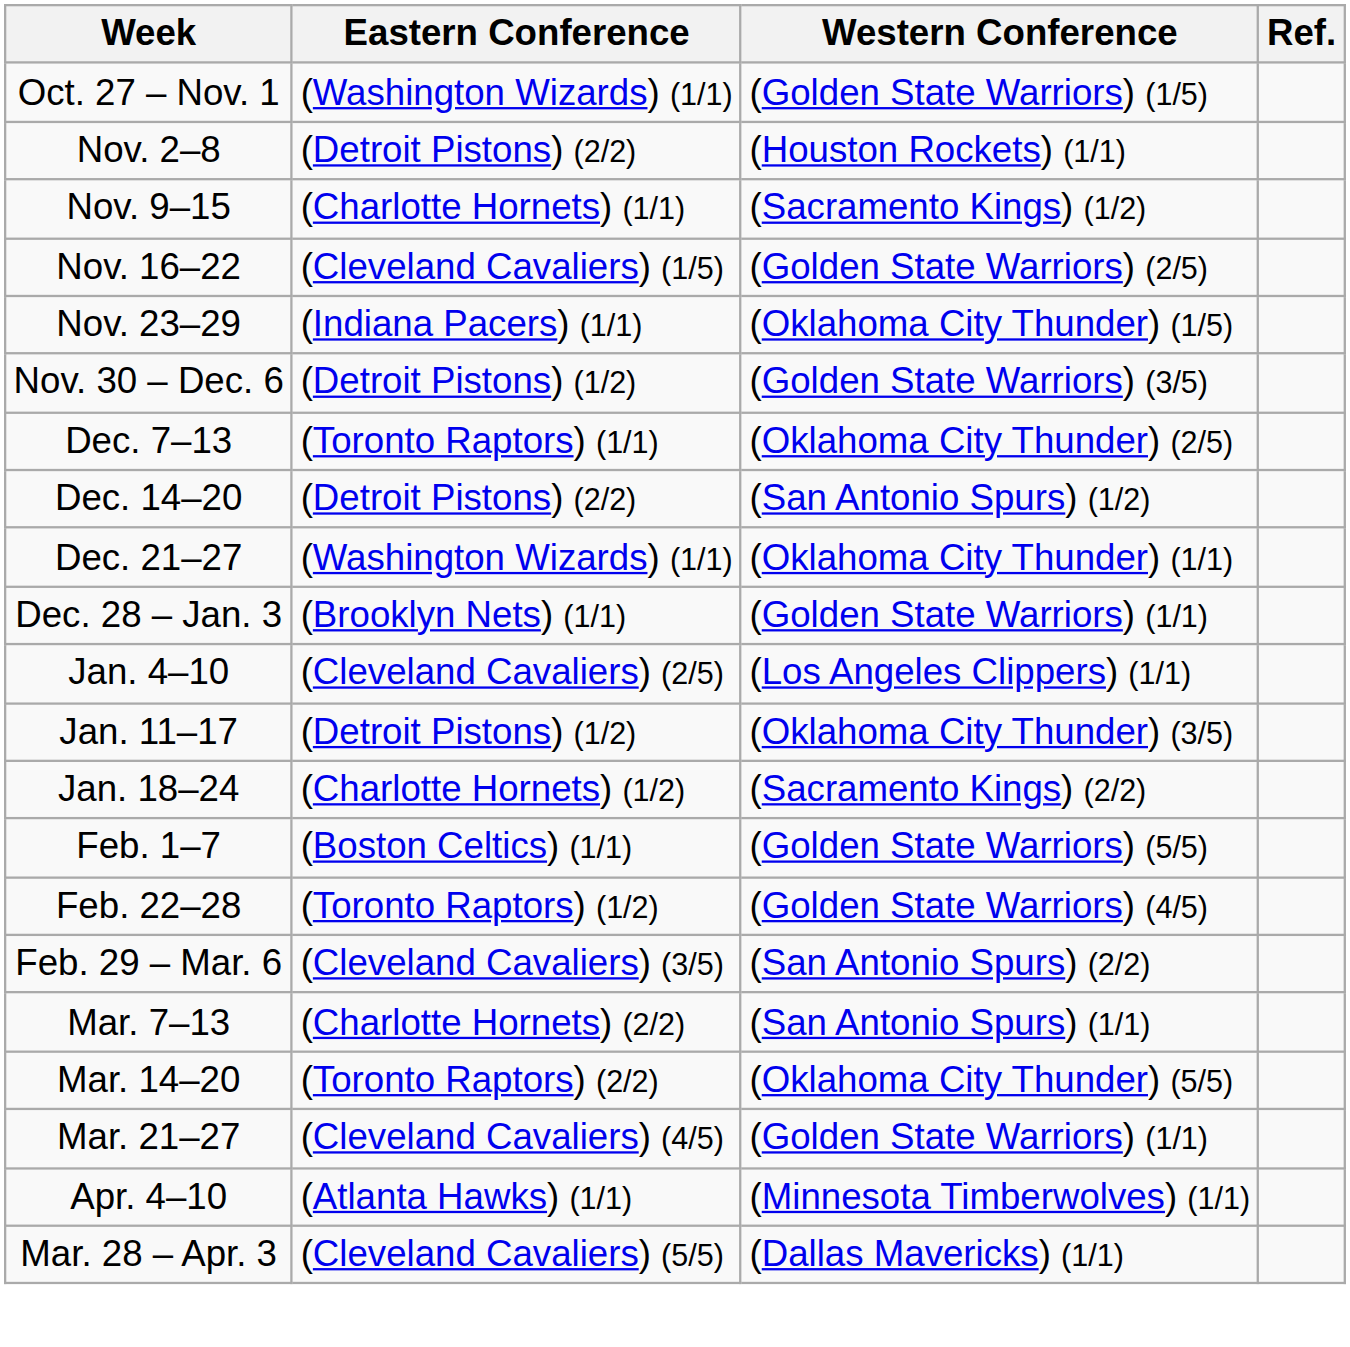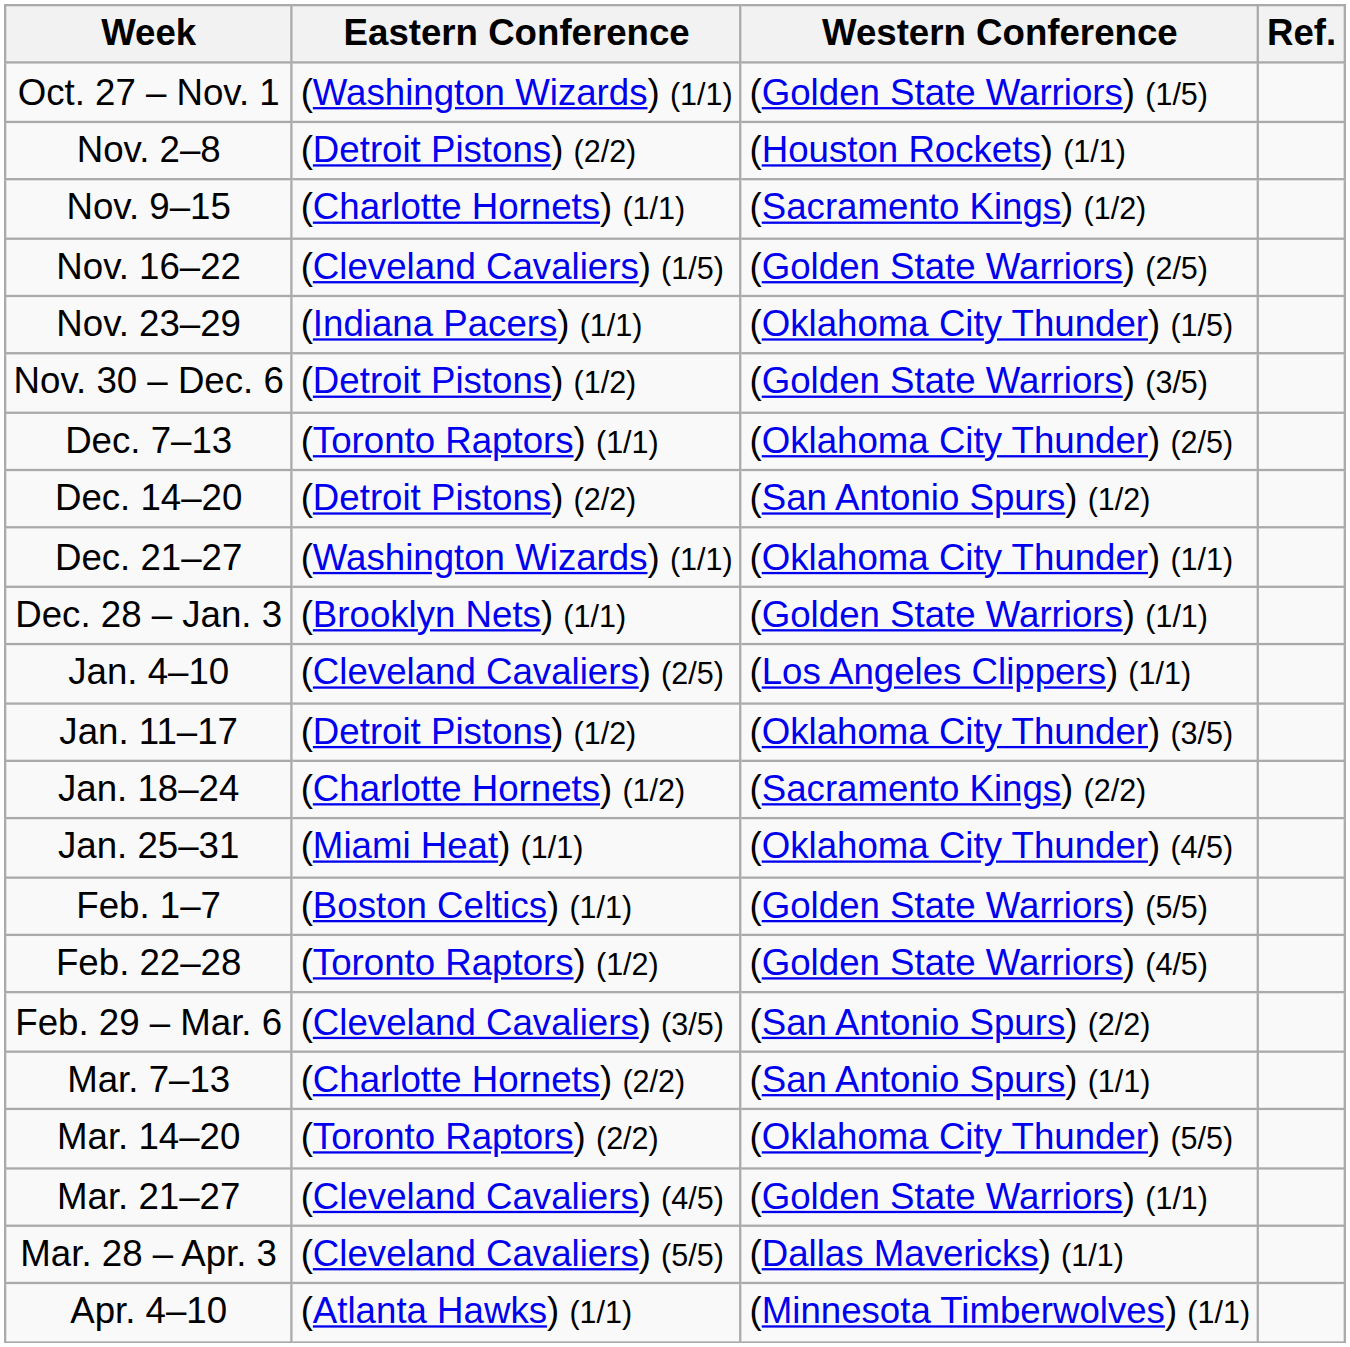+ row: (149, 847)
rows swapped: (149, 1253) <-> (149, 1195)
